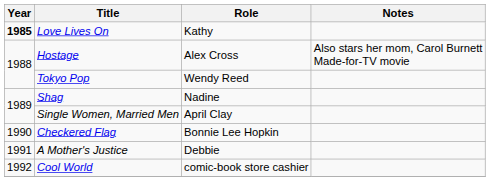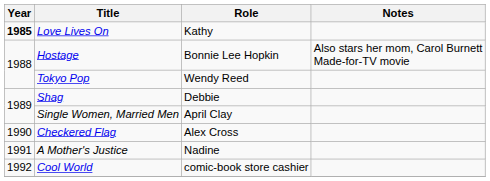(211, 55) Alex Cross -> (231, 55) Bonnie Lee Hopkin
(202, 97) Nadine -> (202, 97) Debbie
(231, 132) Bonnie Lee Hopkin -> (211, 132) Alex Cross
(202, 150) Debbie -> (202, 150) Nadine
